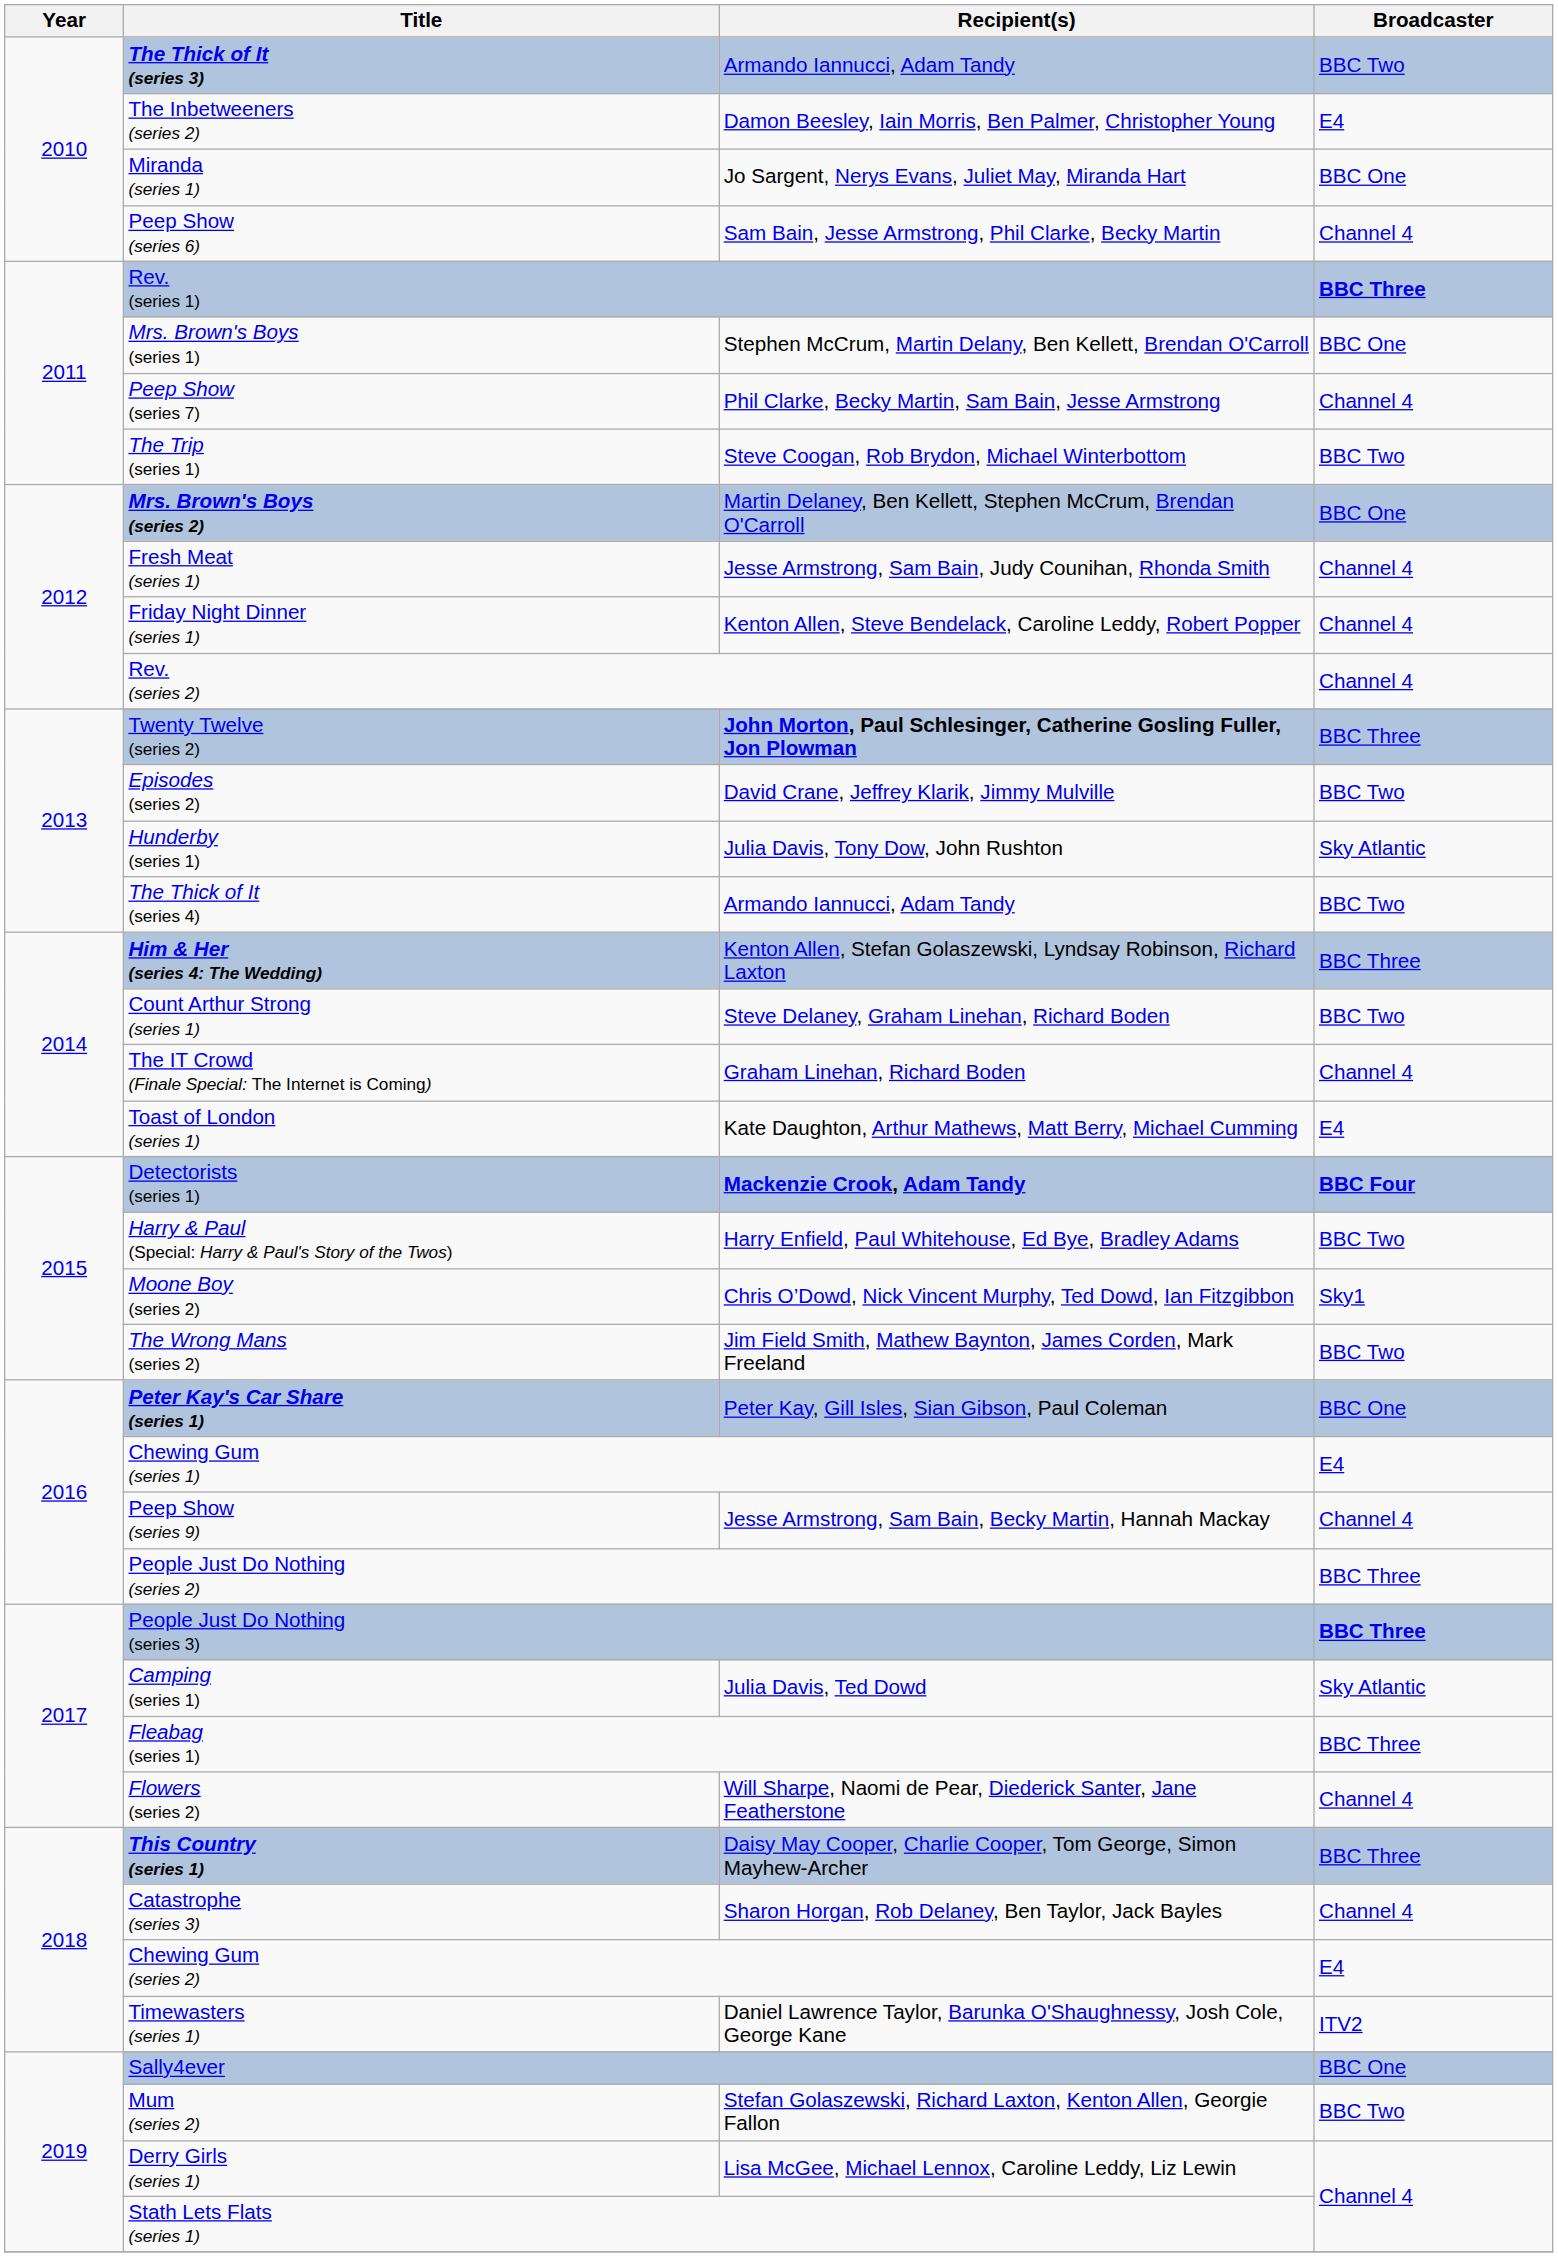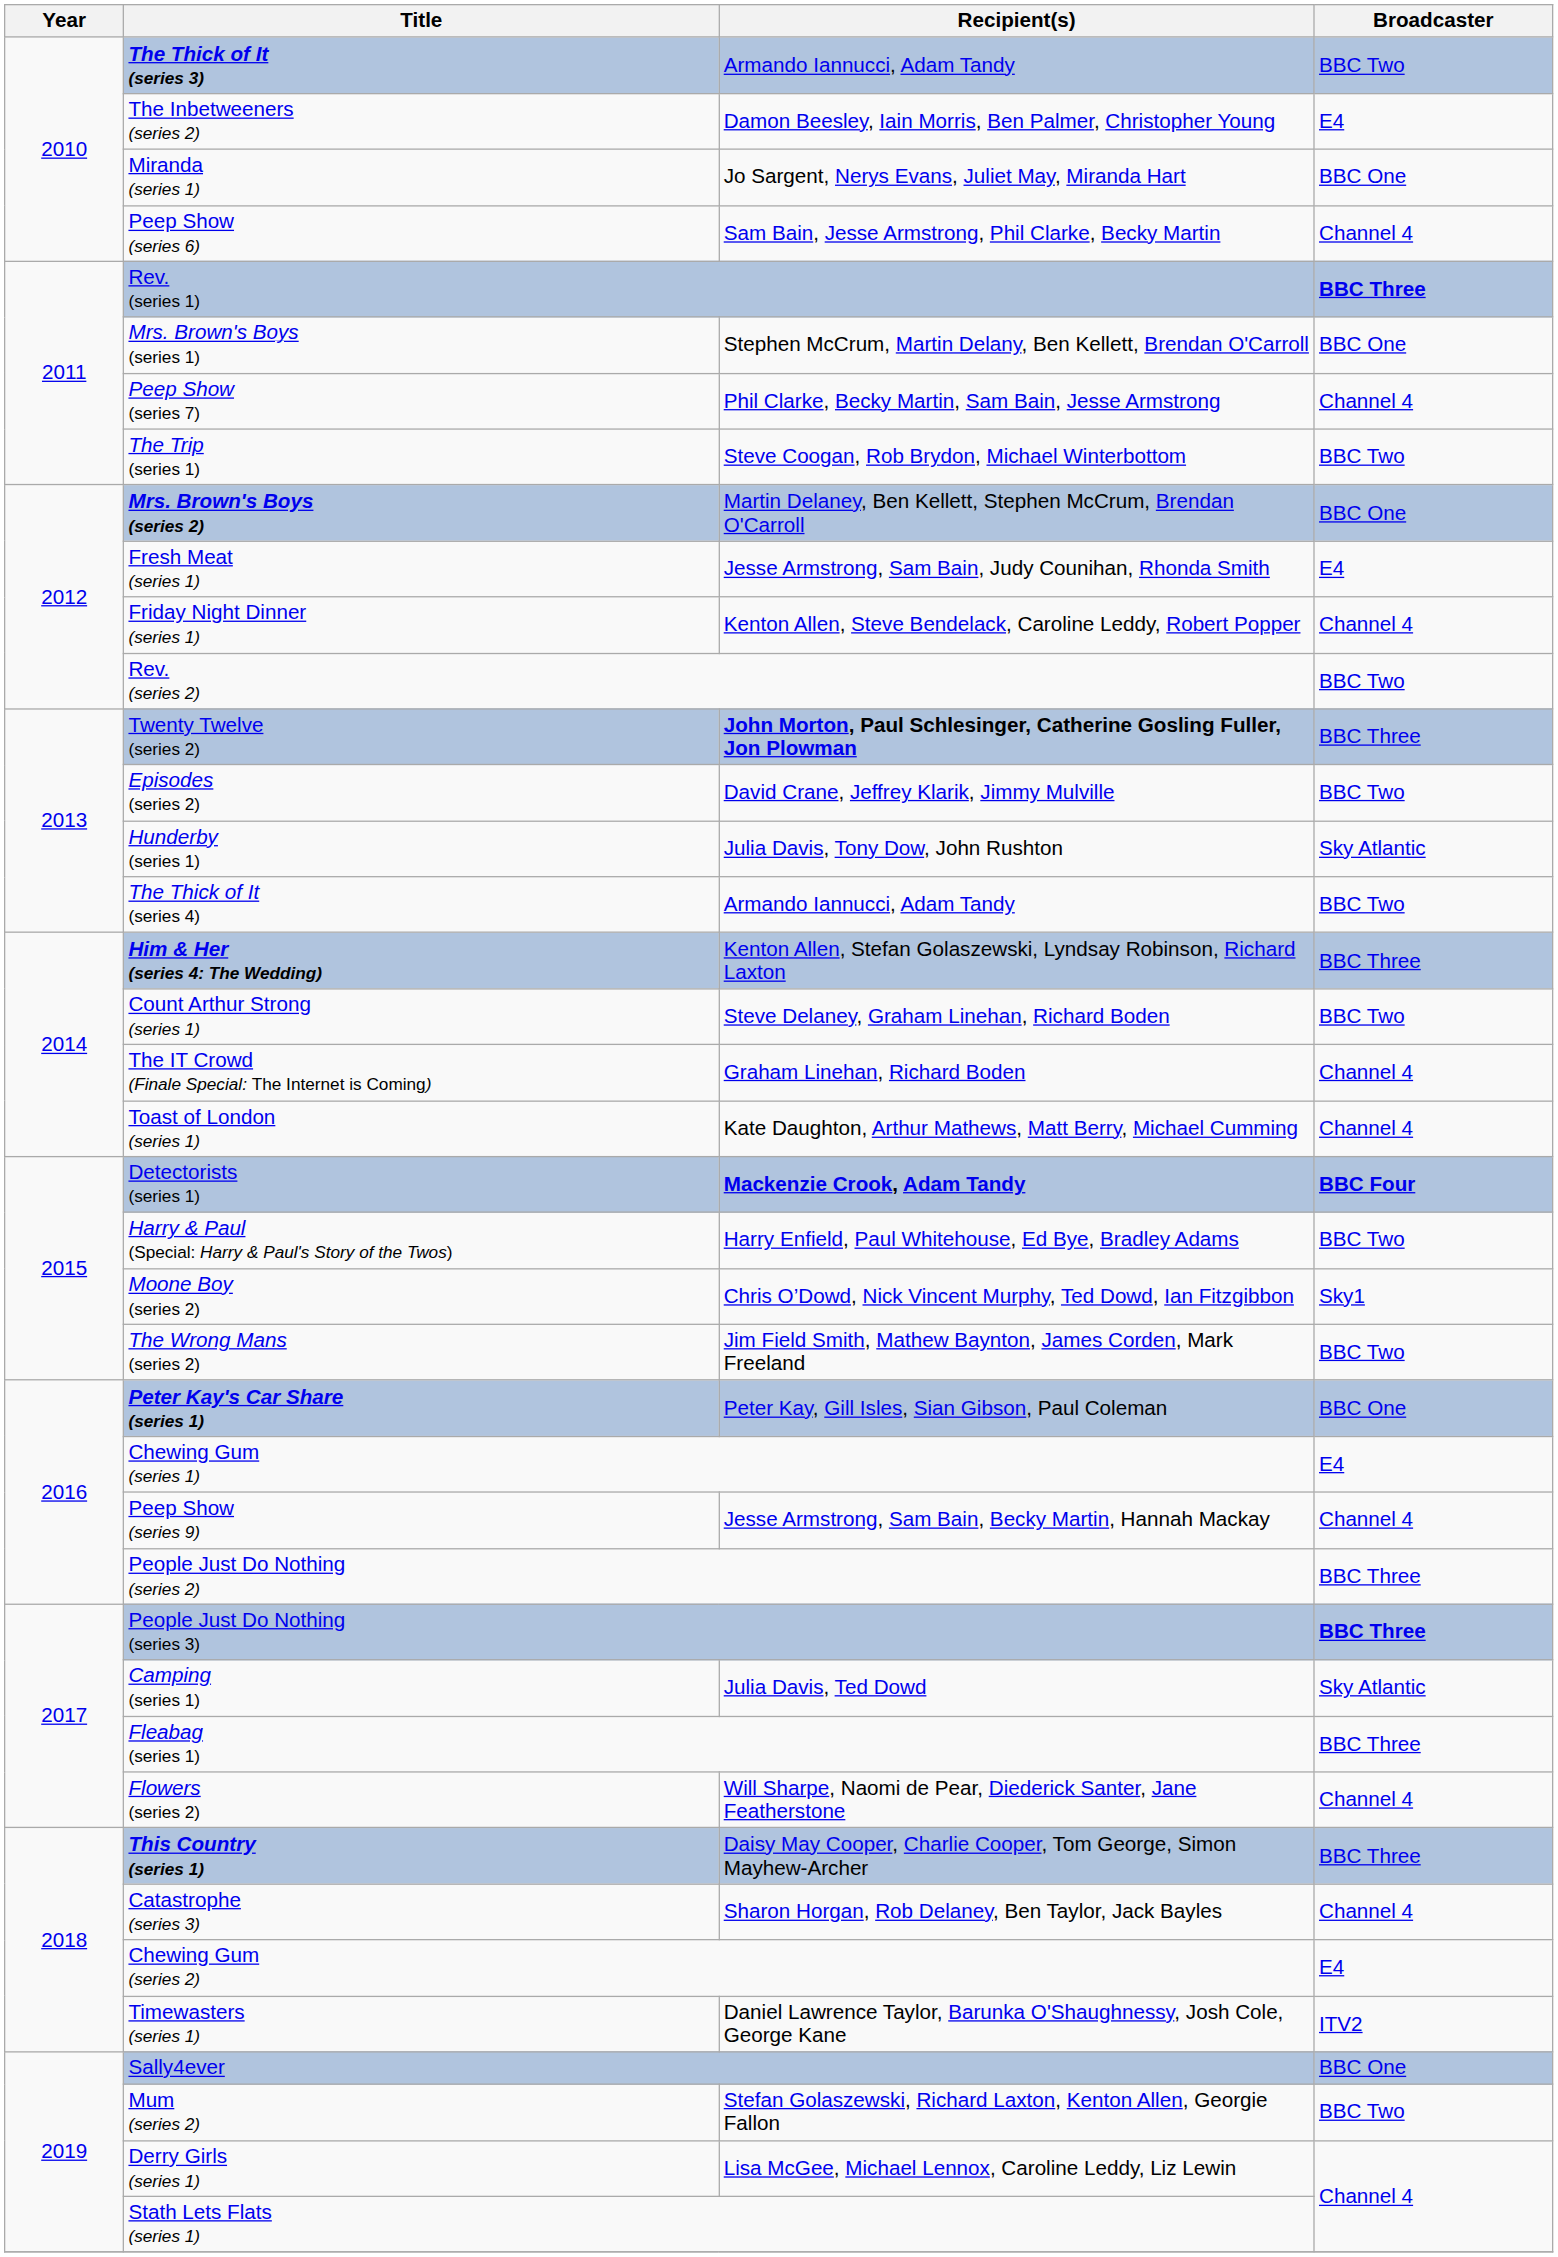(1366, 568) Channel 4 -> (1332, 568) E4
(1366, 680) Channel 4 -> (1362, 680) BBC Two
(1332, 1128) E4 -> (1366, 1128) Channel 4
